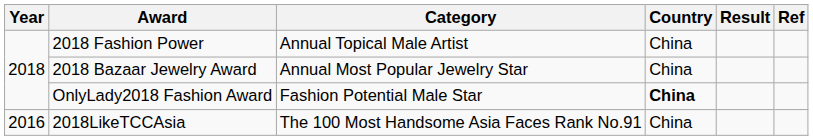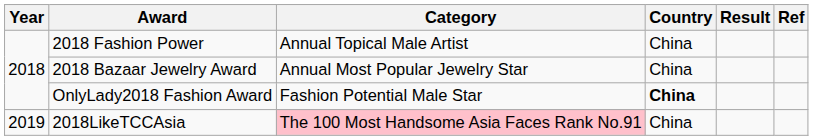(27, 122) 2016 -> (27, 122) 2019
(461, 122) no background -> (461, 122) pink background
